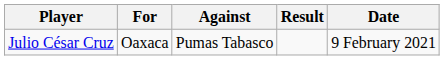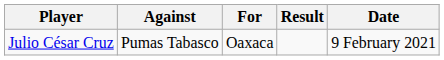columns swapped: (145, 17) <-> (225, 17)
